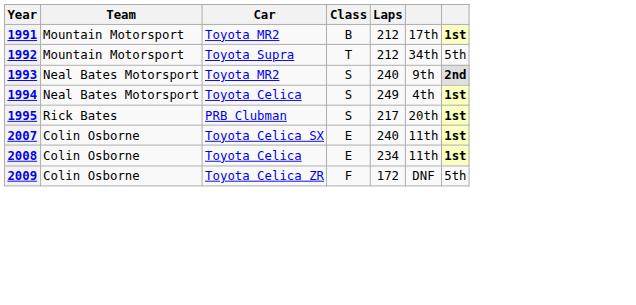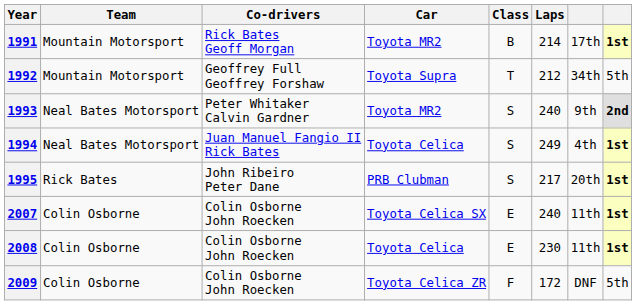+ column: (283, 15)
(388, 35) 212 -> (550, 42) 214
(388, 155) 234 -> (550, 248) 230
